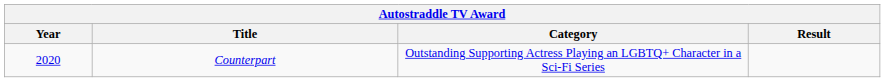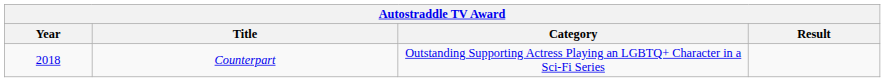(48, 60) 2020 -> (48, 60) 2018
